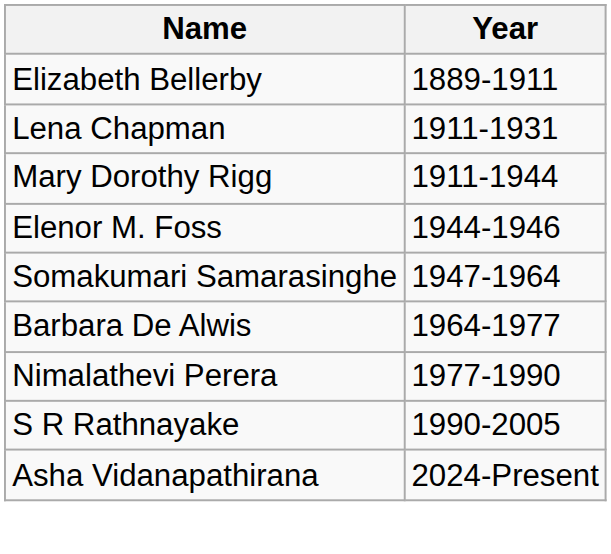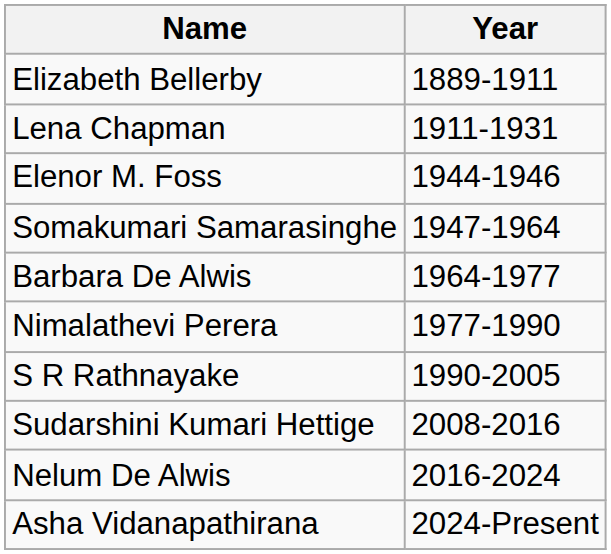- row: (142, 177)
+ row: (193, 425)
+ row: (121, 474)
